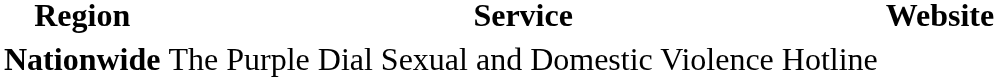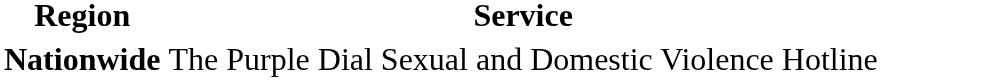- column: (940, 15)
